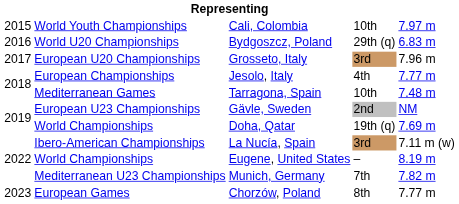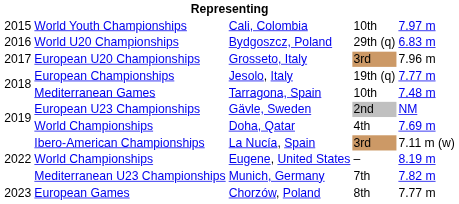(362, 76) 4th -> (374, 76) 19th (q)
(374, 126) 19th (q) -> (362, 126) 4th
